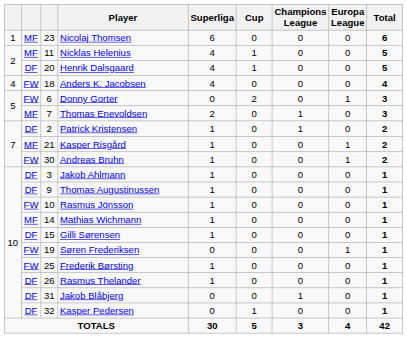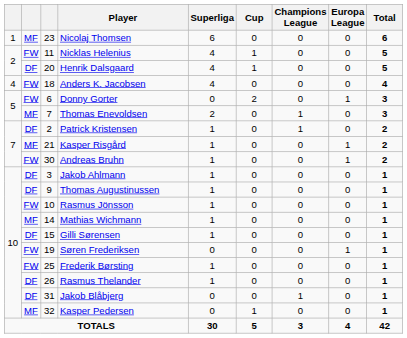(31, 53) MF -> (31, 53) FW
(31, 311) DF -> (31, 311) MF
